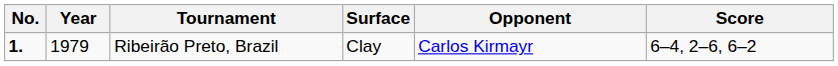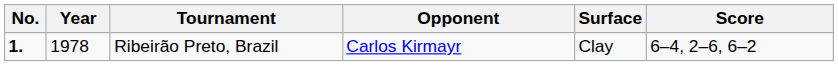columns swapped: (378, 18) <-> (530, 18)
(70, 46) 1979 -> (70, 46) 1978
